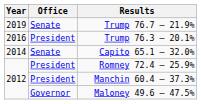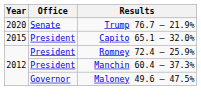(16, 25) 2019 -> (16, 25) 2020
- row: (149, 38)
(16, 52) 2014 -> (16, 38) 2015
(45, 52) Senate -> (53, 38) President
